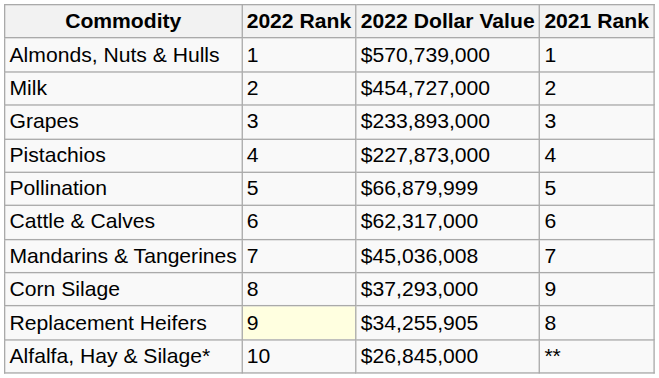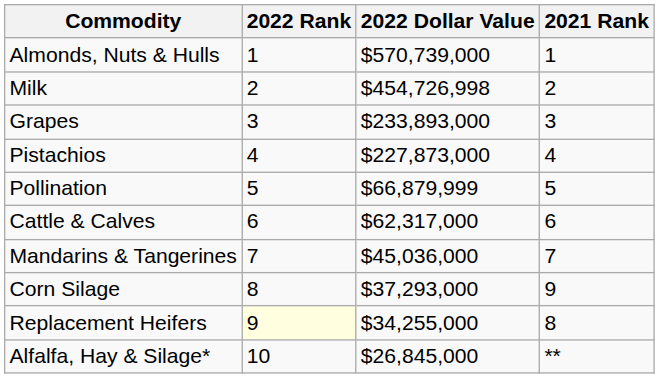(425, 88) $454,727,000 -> (425, 88) $454,726,998
(420, 255) $45,036,008 -> (420, 255) $45,036,000
(420, 322) $34,255,905 -> (420, 322) $34,255,000
